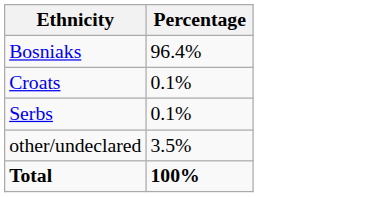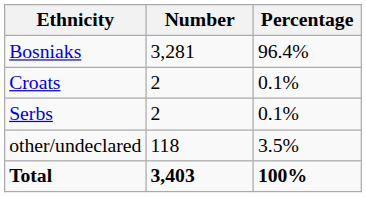+ column: (200, 20)
